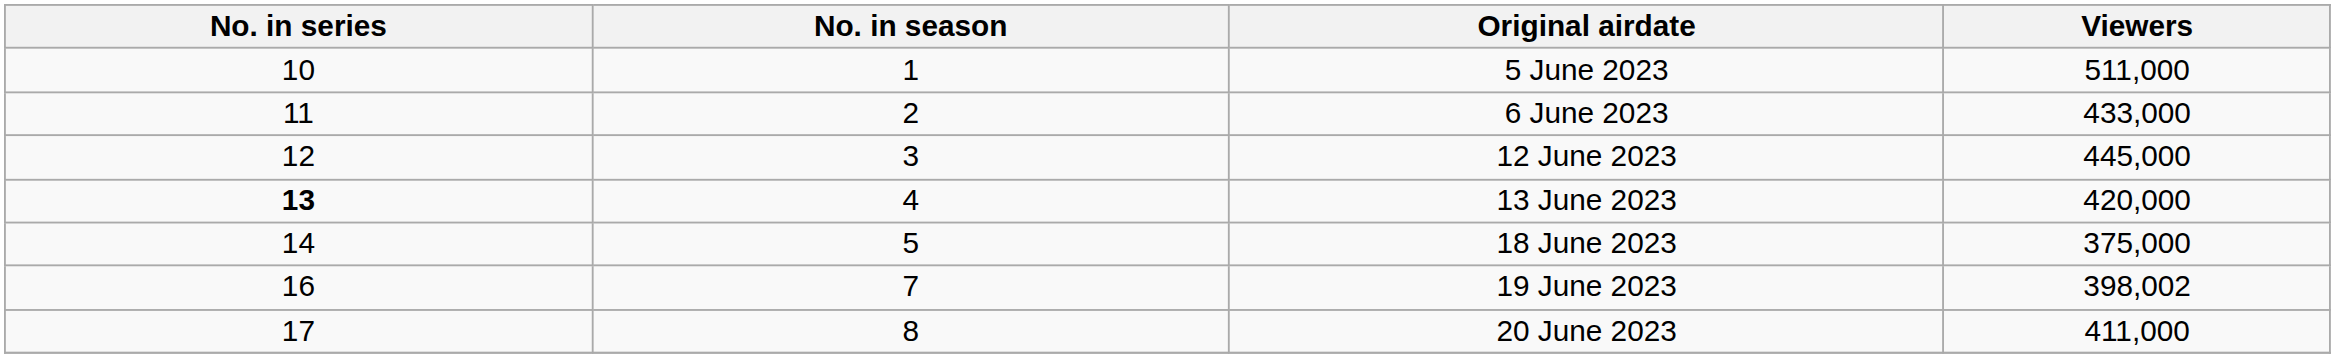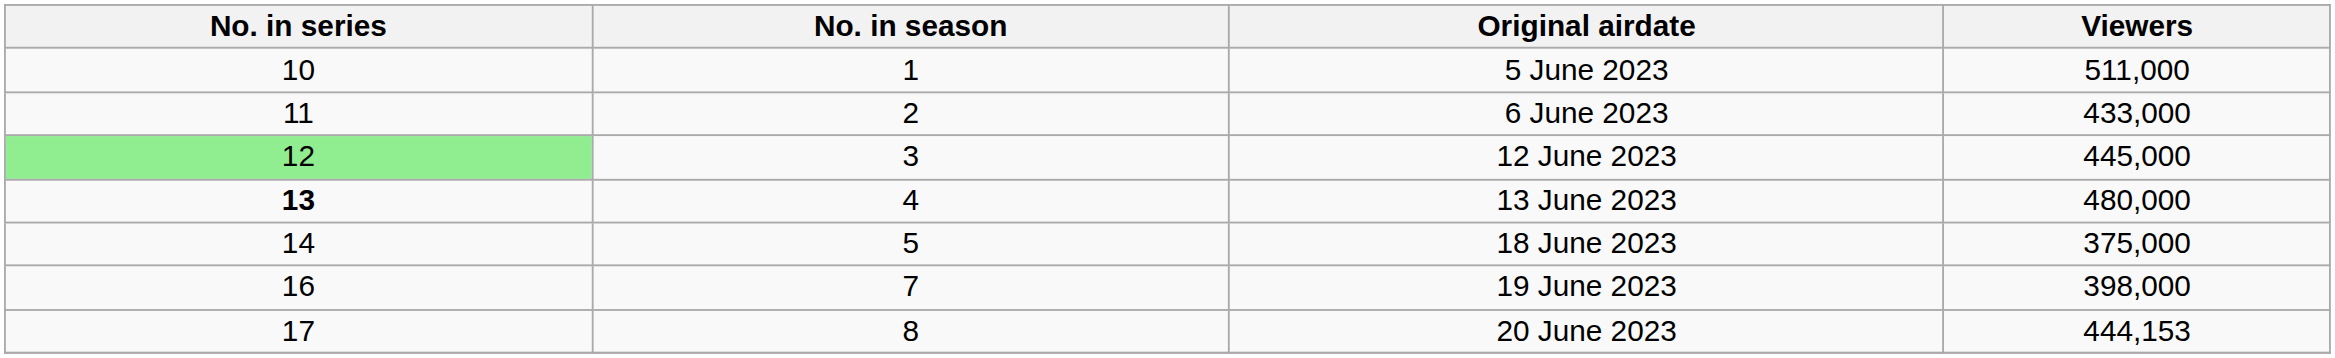(298, 156) no background -> (298, 156) lightgreen background
(2137, 200) 420,000 -> (2137, 200) 480,000
(2137, 287) 398,002 -> (2137, 287) 398,000
(2137, 330) 411,000 -> (2137, 330) 444,153
